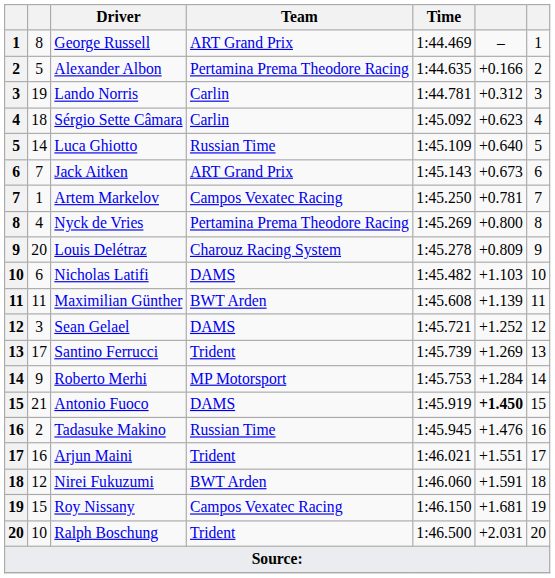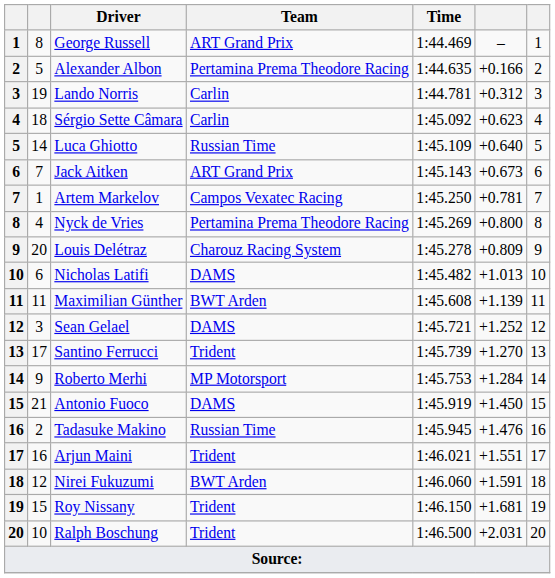(501, 275) +1.103 -> (501, 275) +1.013
(501, 352) +1.269 -> (501, 352) +1.270
(501, 404) bold -> (501, 404) normal
(266, 507) Campos Vexatec Racing -> (213, 507) Trident
